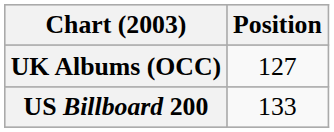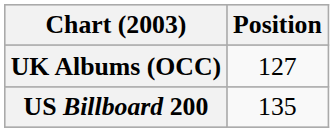(277, 106) 133 -> (277, 106) 135
